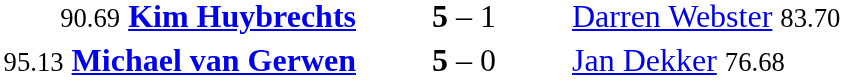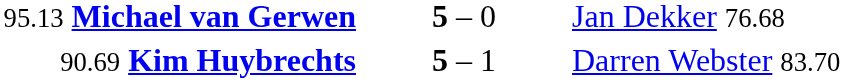rows swapped: (208, 16) <-> (180, 60)
